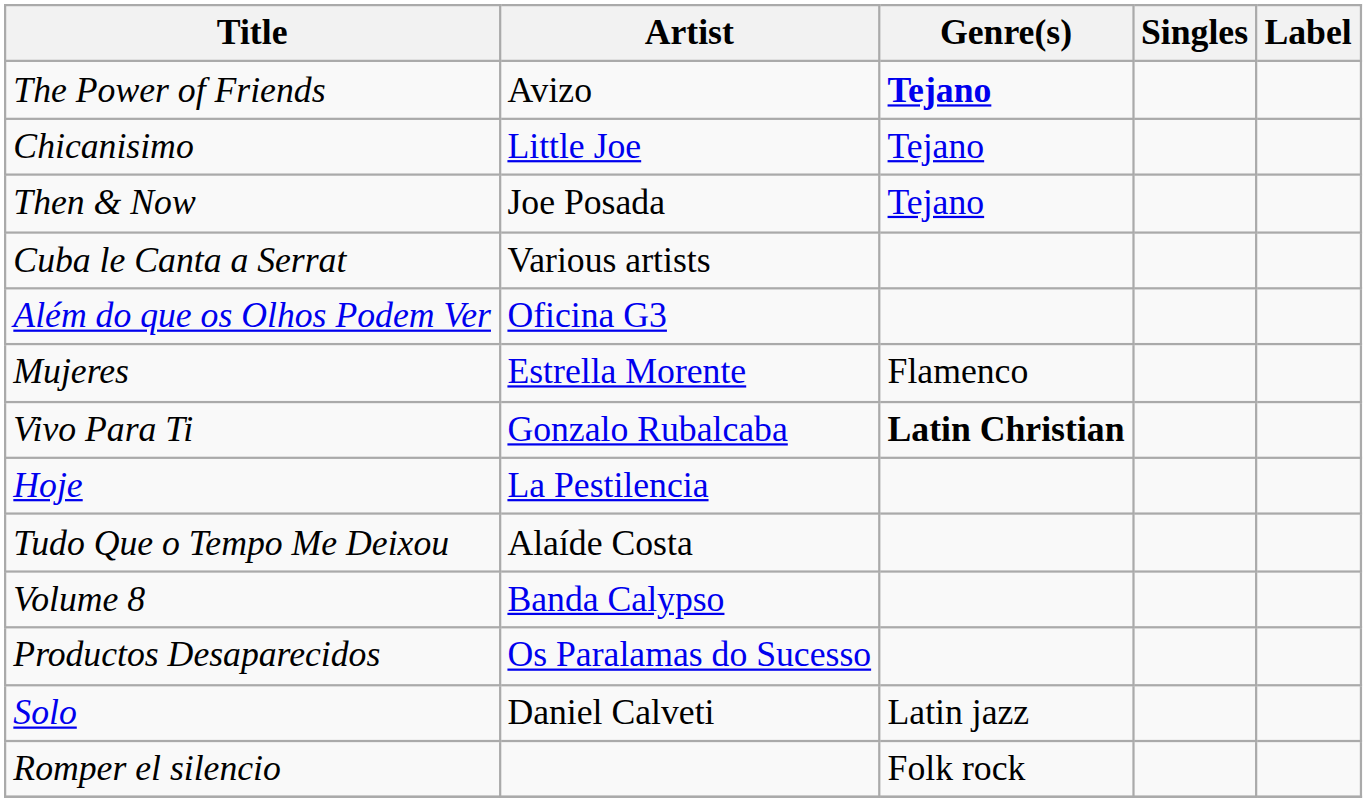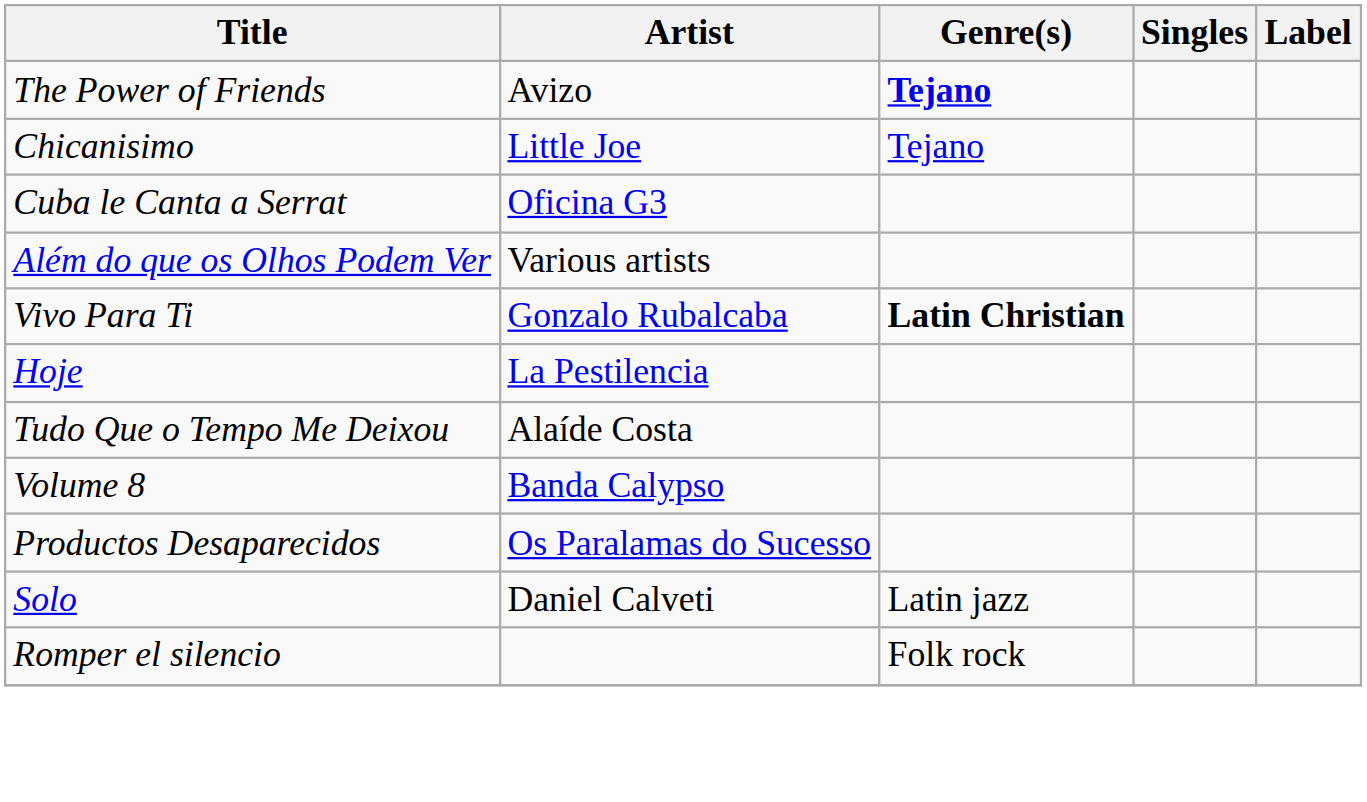- row: (105, 202)
(609, 259) Various artists -> (587, 202) Oficina G3
(587, 315) Oficina G3 -> (609, 259) Various artists
- row: (71, 372)
